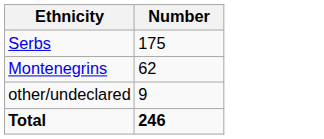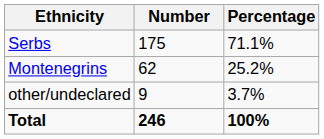+ column: (271, 17)
